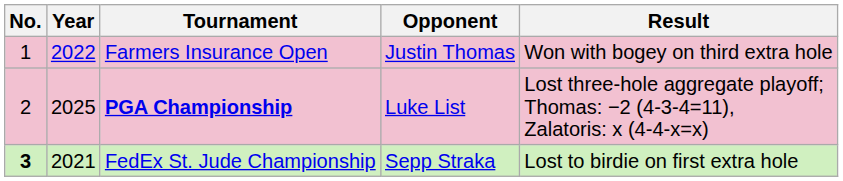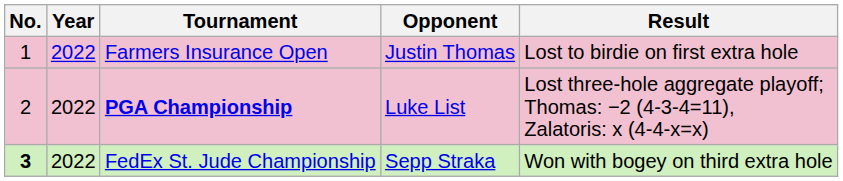(678, 52) Won with bogey on third extra hole -> (661, 52) Lost to birdie on first extra hole
(73, 107) 2025 -> (73, 107) 2022
(73, 161) 2021 -> (73, 161) 2022
(661, 161) Lost to birdie on first extra hole -> (678, 161) Won with bogey on third extra hole
